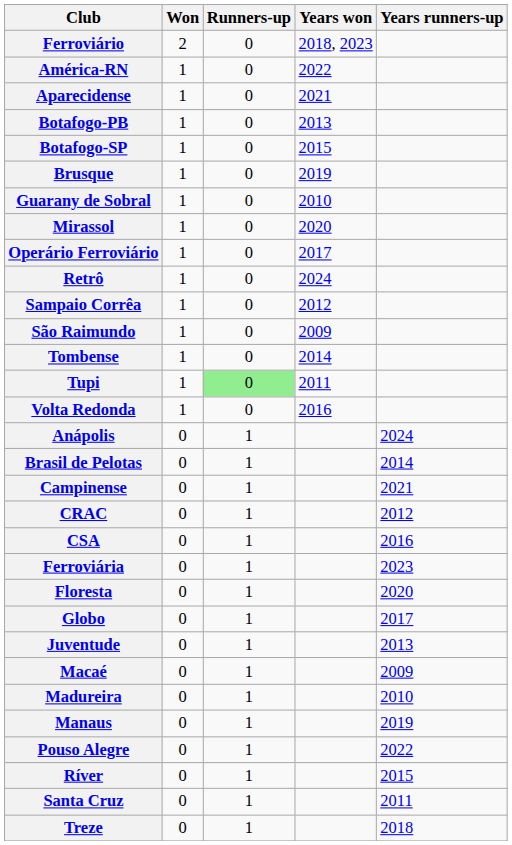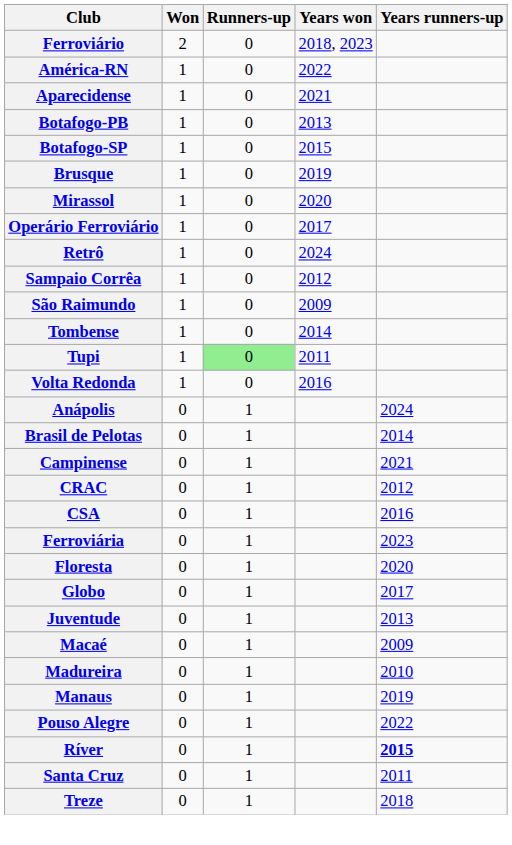- row: (83, 200)
(397, 775) normal -> (397, 749) bold
